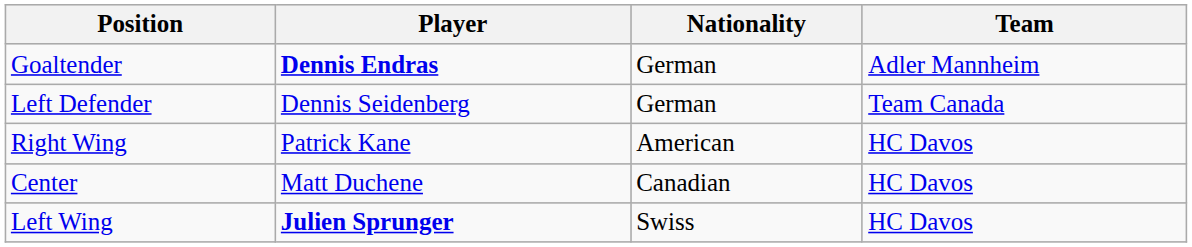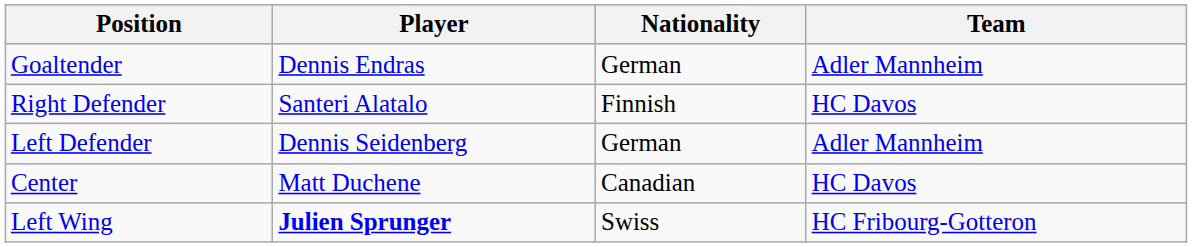(360, 63) bold -> (352, 63) normal
+ row: (88, 103)
(936, 103) Team Canada -> (897, 143) Adler Mannheim
- row: (69, 143)
(921, 222) HC Davos -> (924, 222) HC Fribourg-Gotteron
